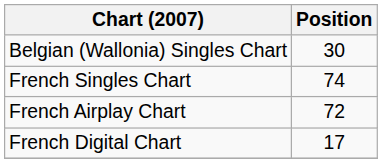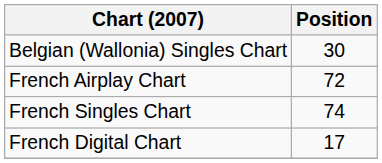rows swapped: (97, 111) <-> (100, 81)
